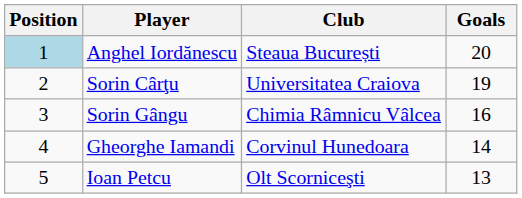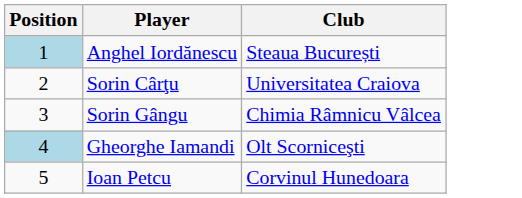- column: (481, 20)
(43, 146) no background -> (43, 146) lightblue background
(328, 146) Corvinul Hunedoara -> (305, 146) Olt Scorniceşti
(305, 177) Olt Scorniceşti -> (328, 177) Corvinul Hunedoara
